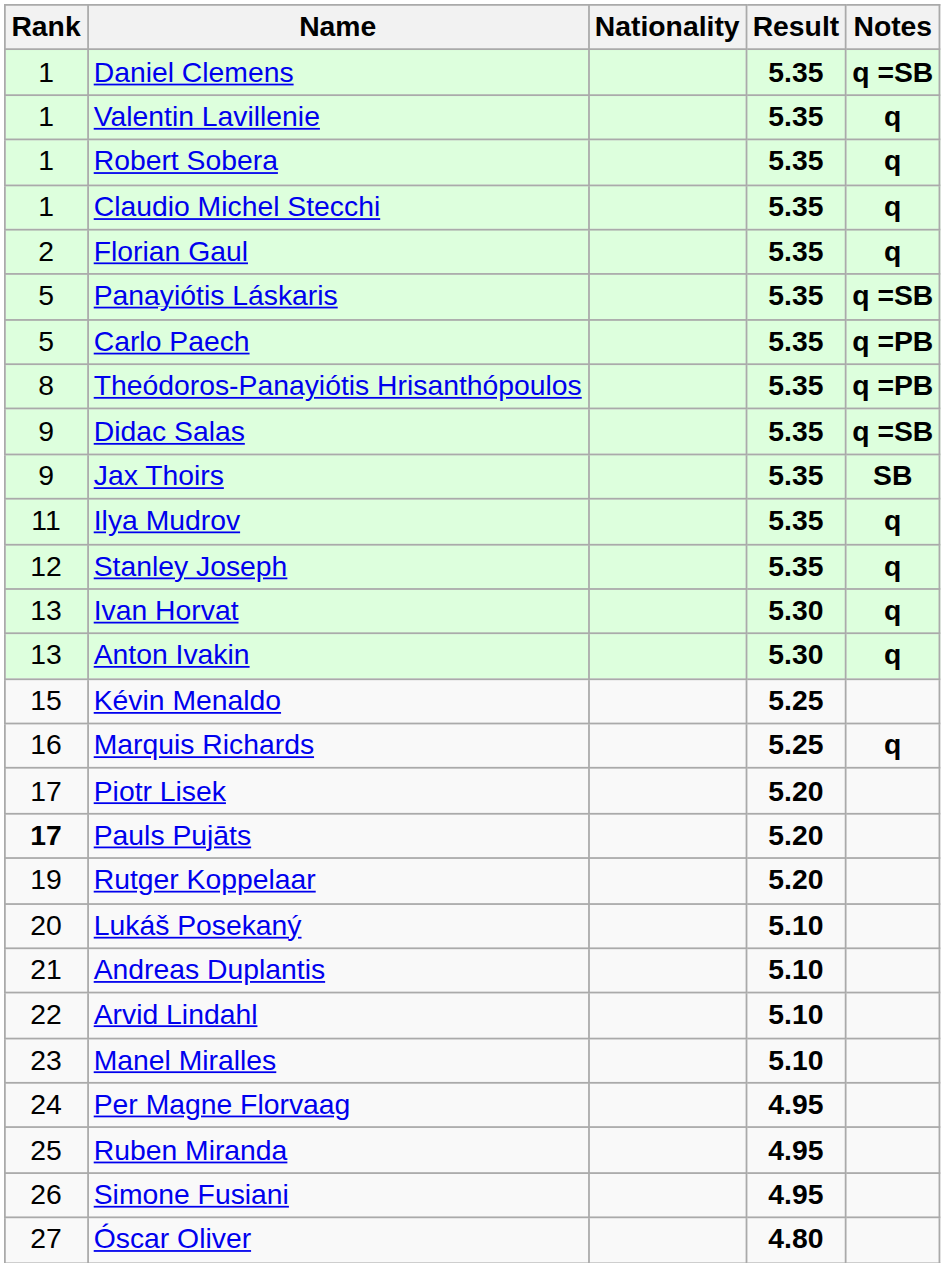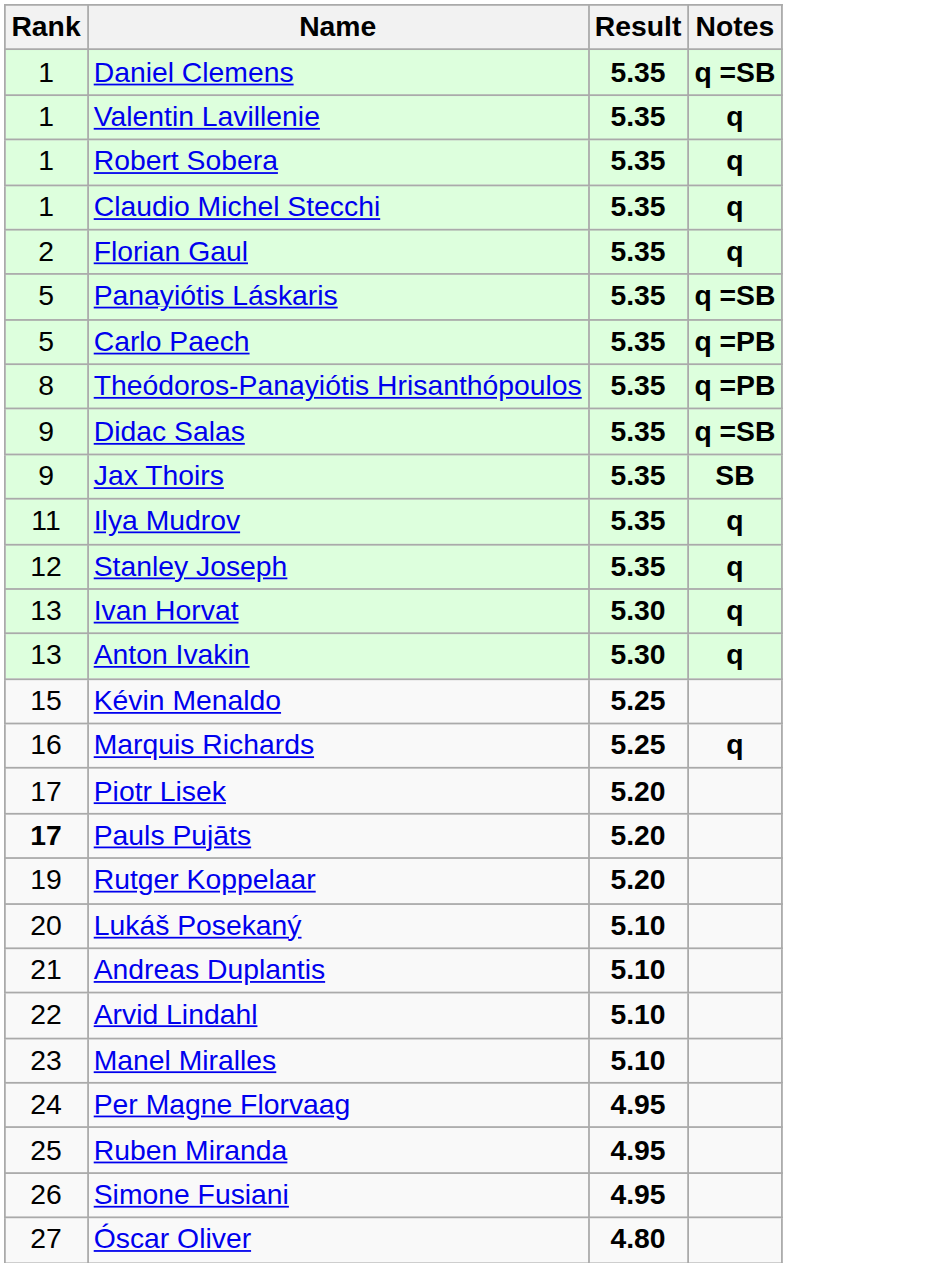- column: (667, 26)
